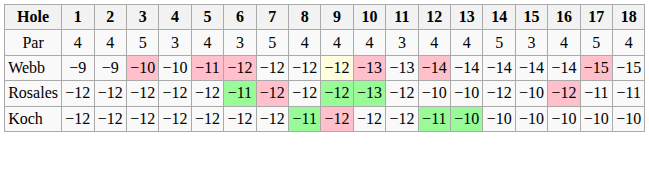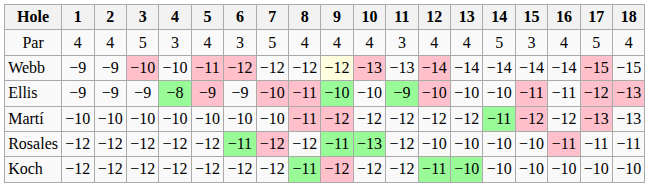+ row: (23, 93)
+ row: (26, 118)
(337, 93) −12 -> (337, 144) −11
(499, 93) −12 -> (499, 144) −10
(564, 93) −12 -> (564, 144) −11
